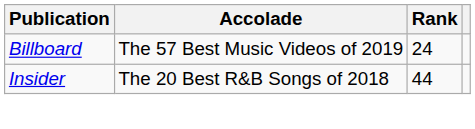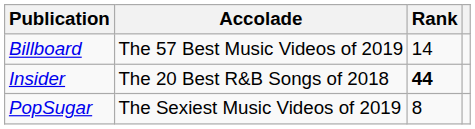(422, 49) 24 -> (422, 49) 14
(422, 78) normal -> (422, 78) bold
+ row: (51, 108)
